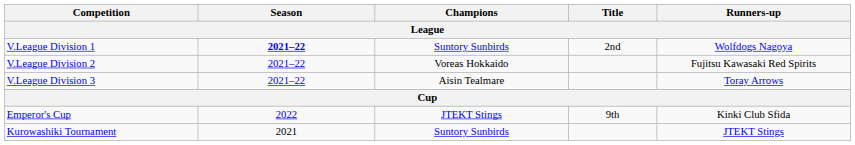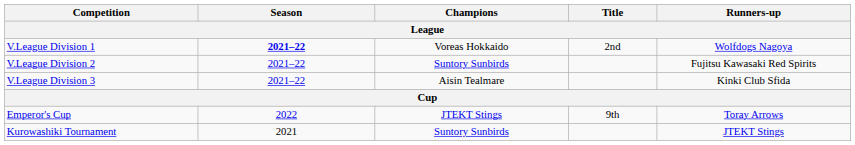(471, 47) Suntory Sunbirds -> (471, 47) Voreas Hokkaido
(471, 64) Voreas Hokkaido -> (471, 64) Suntory Sunbirds
(754, 81) Toray Arrows -> (754, 81) Kinki Club Sfida
(754, 115) Kinki Club Sfida -> (754, 115) Toray Arrows
